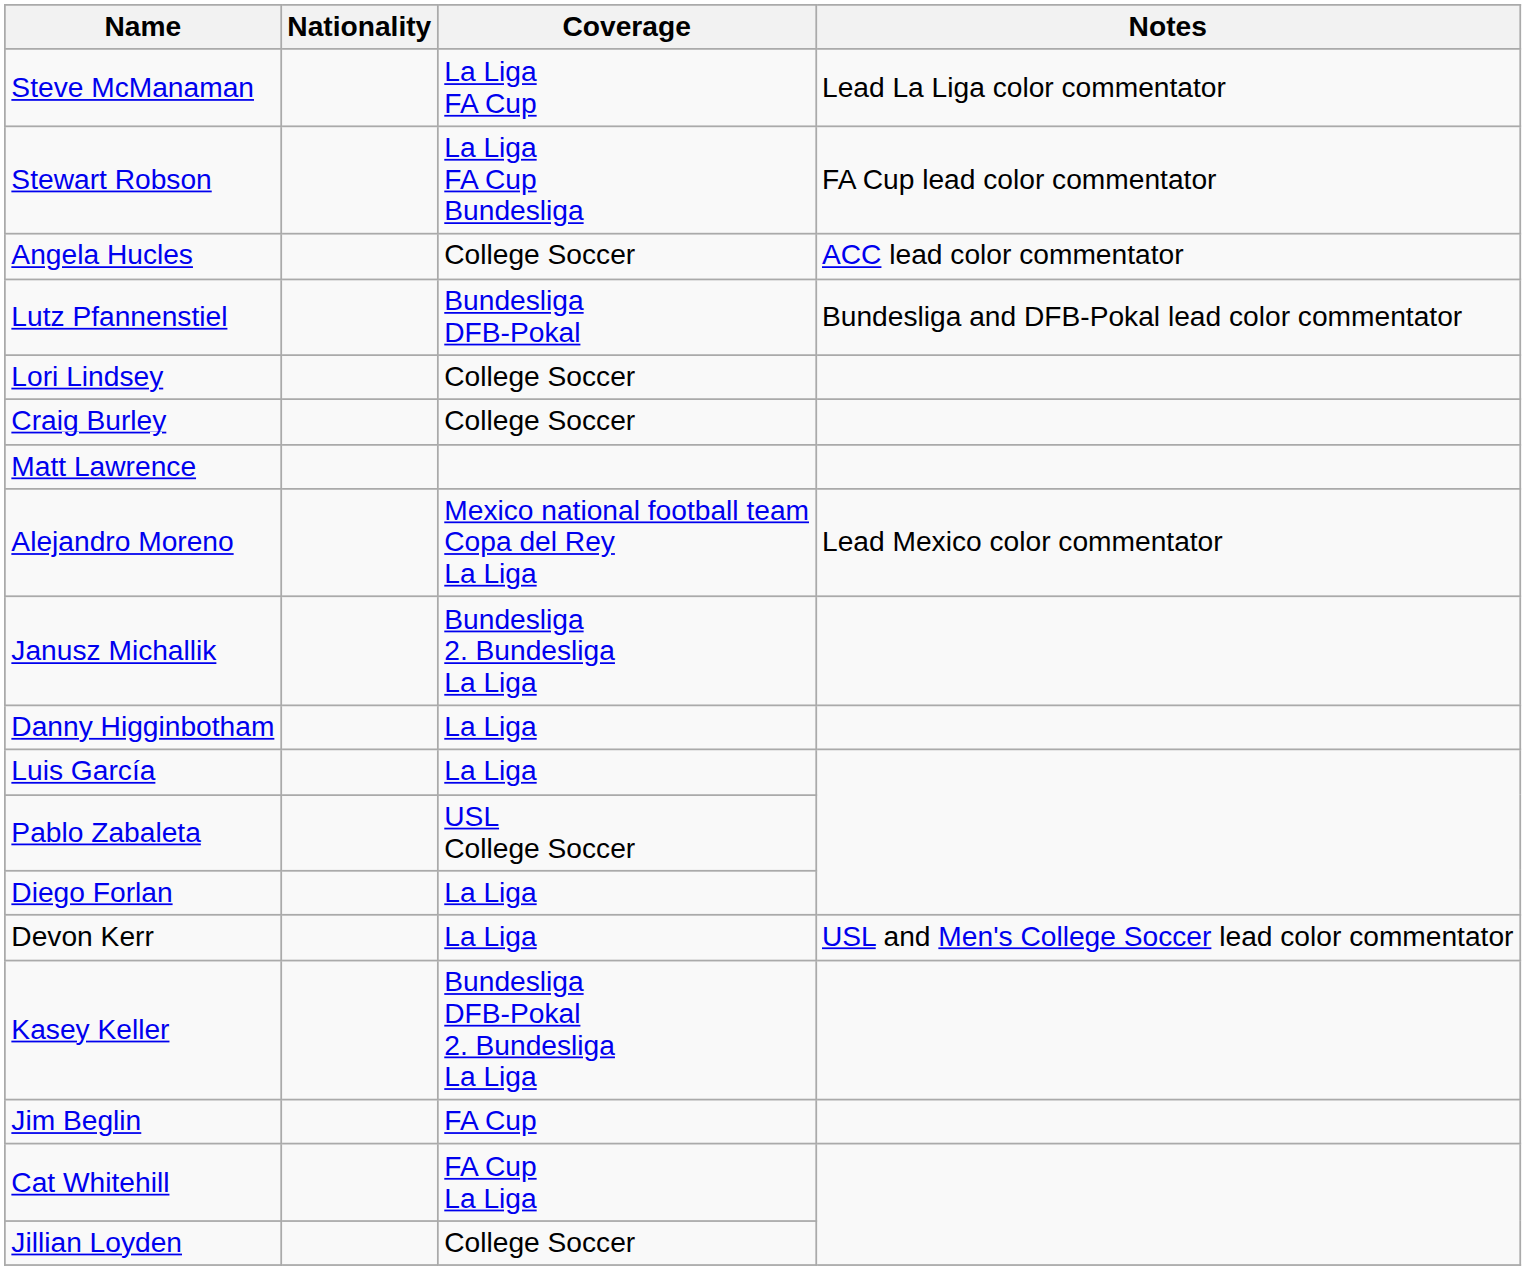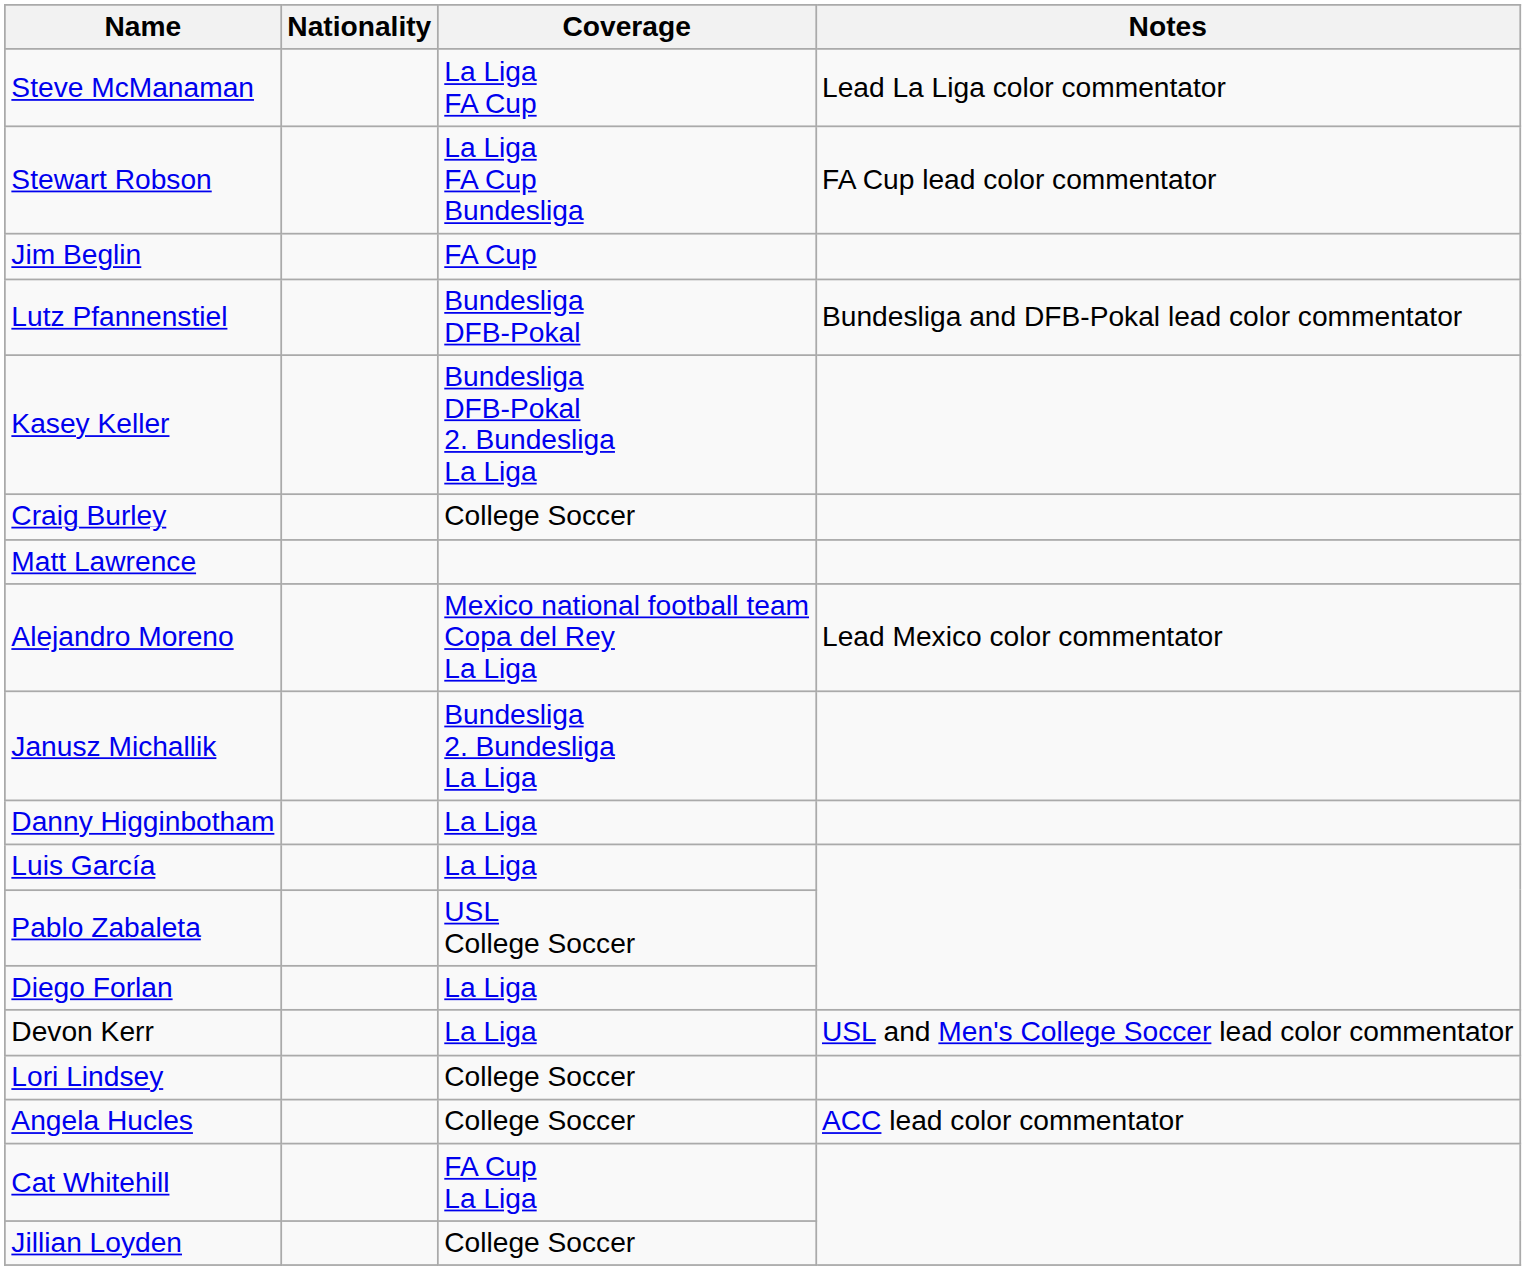rows swapped: (76, 1121) <-> (102, 255)
rows swapped: (90, 1029) <-> (87, 376)
